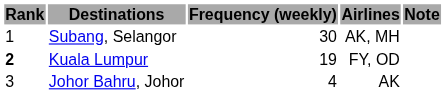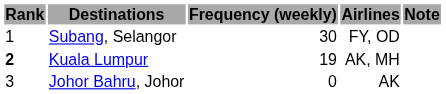(372, 37) AK, MH -> (374, 37) FY, OD
(374, 59) FY, OD -> (372, 59) AK, MH
(332, 82) 4 -> (332, 82) 0
